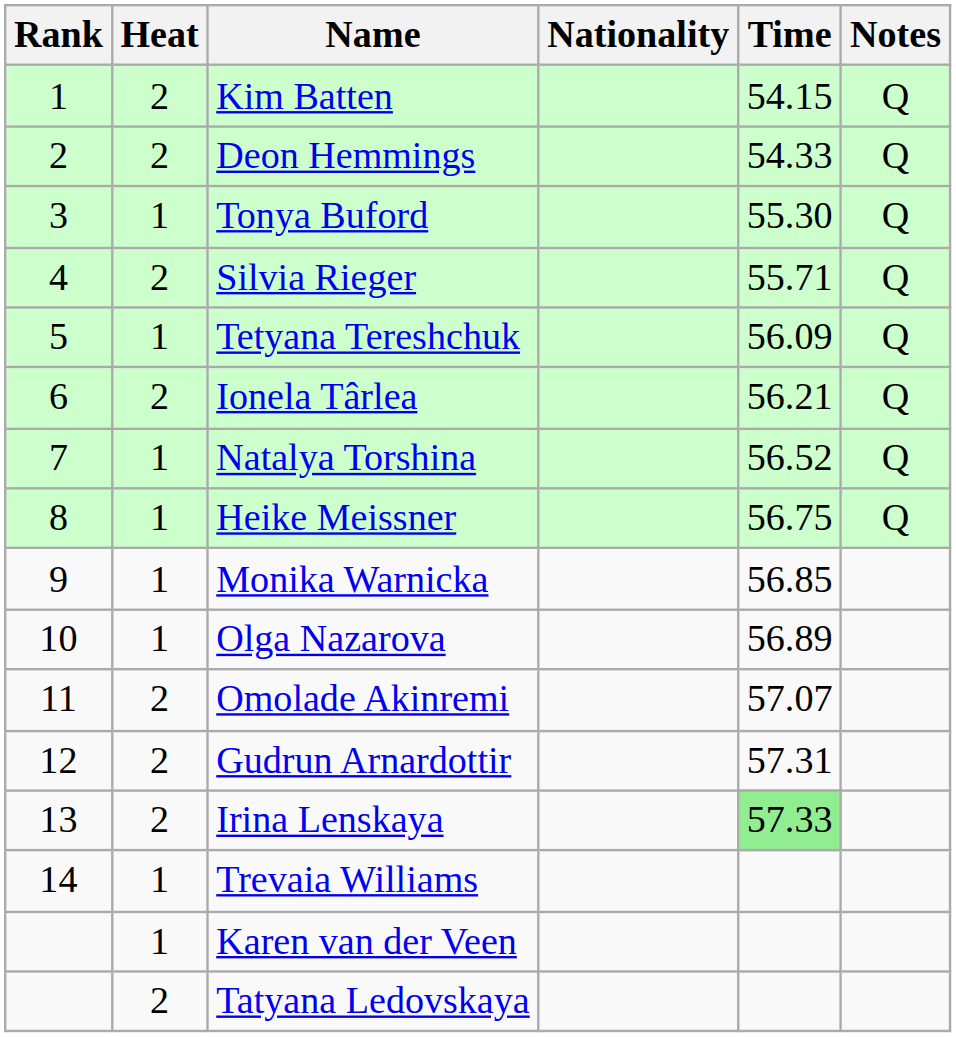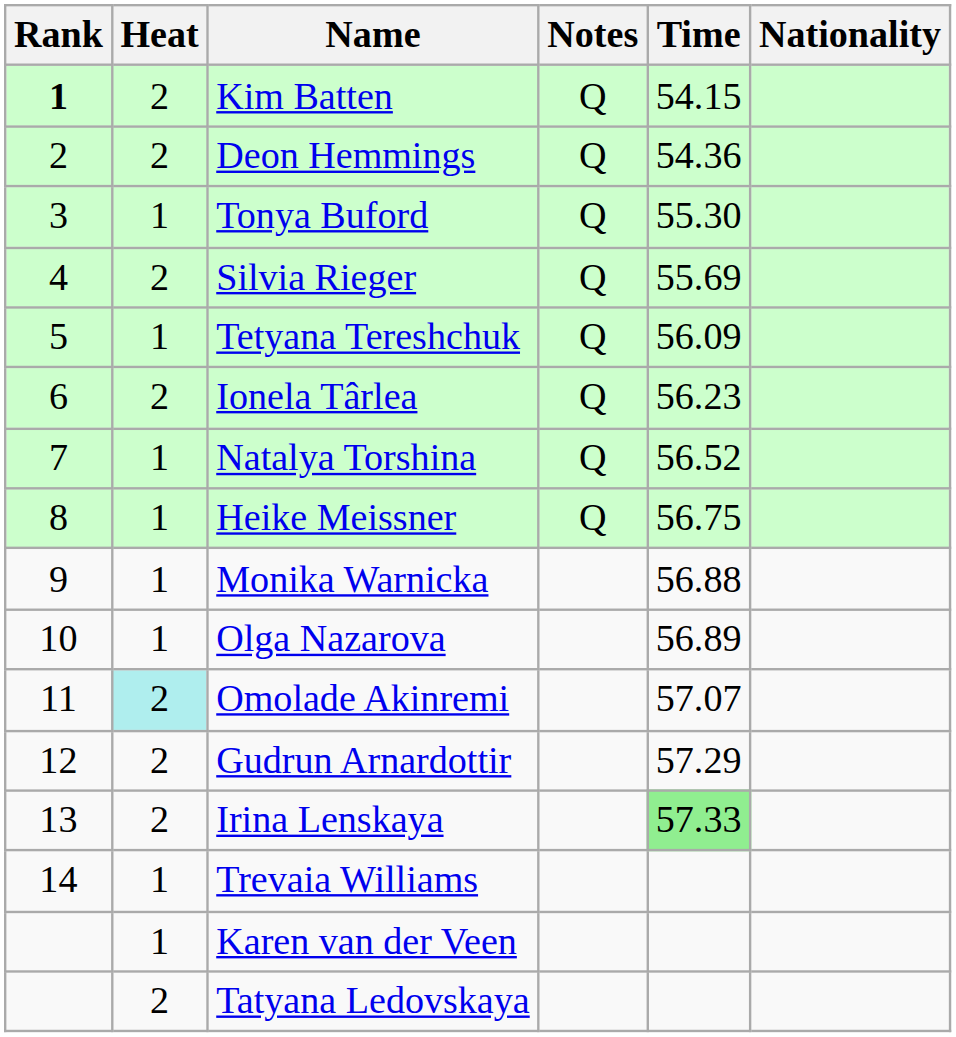columns swapped: (638, 34) <-> (895, 34)
(58, 95) normal -> (58, 95) bold
(790, 155) 54.33 -> (699, 155) 54.36
(790, 276) 55.71 -> (699, 276) 55.69
(790, 397) 56.21 -> (699, 397) 56.23
(790, 578) 56.85 -> (699, 578) 56.88
(160, 699) no background -> (160, 699) paleturquoise background
(790, 759) 57.31 -> (699, 759) 57.29
